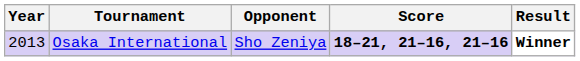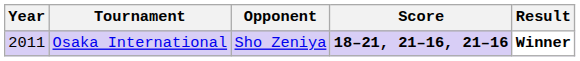(27, 43) 2013 -> (27, 43) 2011
